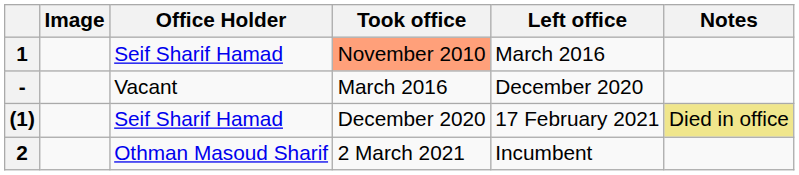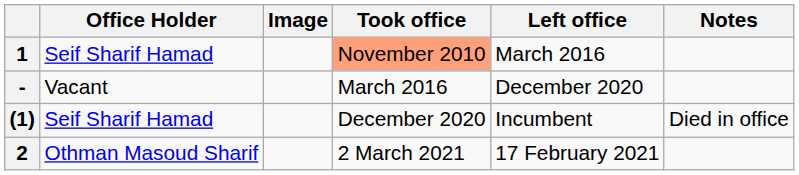columns swapped: (75, 20) <-> (221, 20)
(577, 119) 17 February 2021 -> (544, 119) Incumbent
(729, 119) khaki background -> (729, 119) no background
(544, 152) Incumbent -> (577, 152) 17 February 2021
